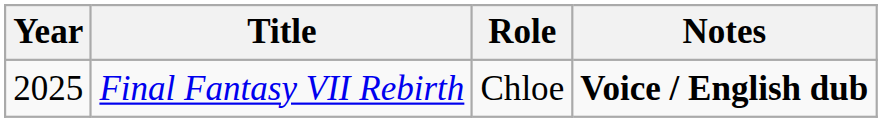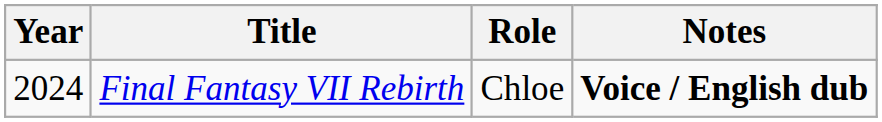(48, 87) 2025 -> (48, 87) 2024
